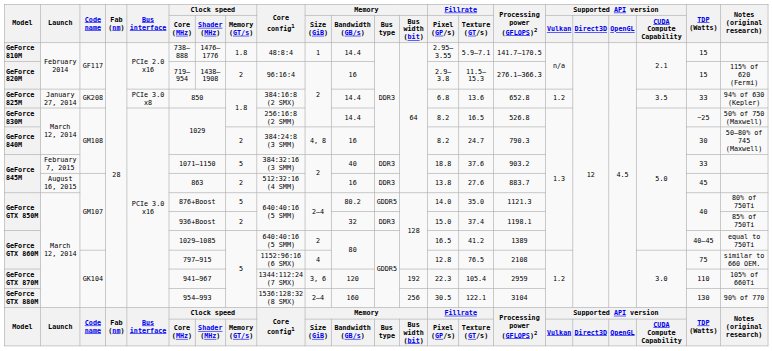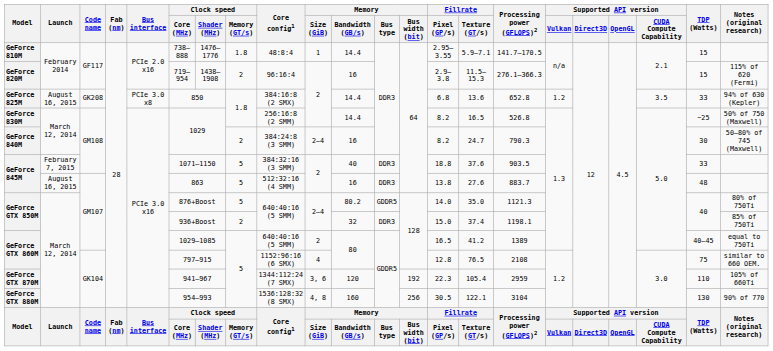(60, 98) January 27, 2014 -> (60, 98) August 16, 2015
(318, 141) 4, 8 -> (318, 141) 2–4
(519, 164) 903.2 -> (519, 164) 903.5
(241, 183) 2 -> (241, 183) 5
(703, 183) 45 -> (703, 183) 48
(318, 298) 2–4 -> (318, 298) 4, 8
